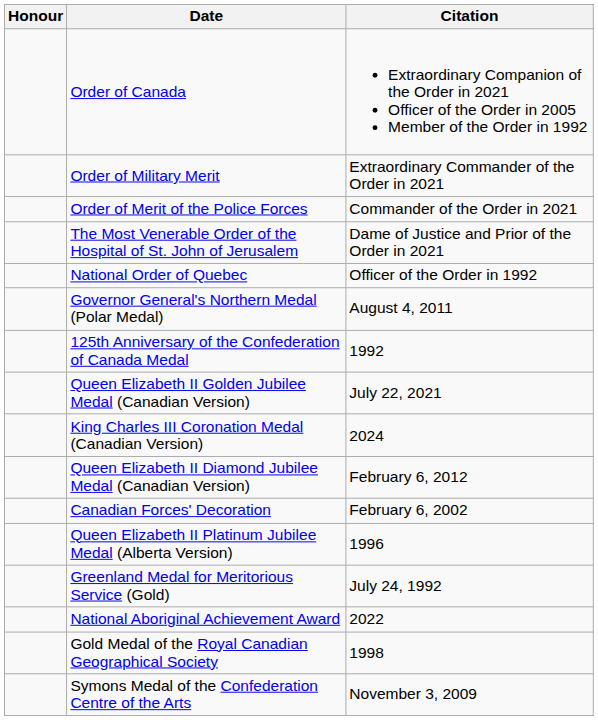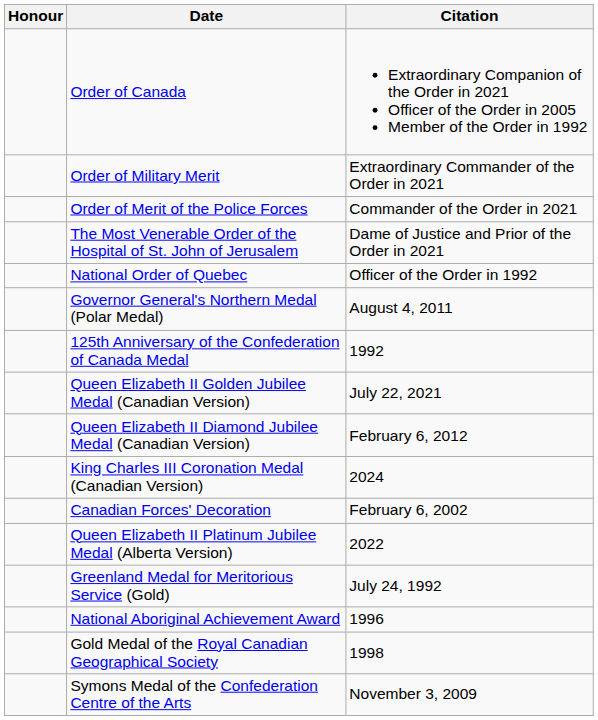rows swapped: (194, 477) <-> (187, 435)
(367, 544) 1996 -> (367, 544) 2022
(367, 619) 2022 -> (367, 619) 1996
